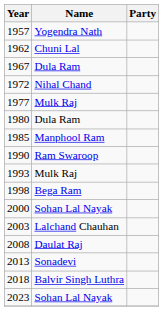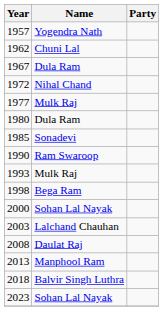(69, 137) Manphool Ram -> (55, 137) Sonadevi
(55, 262) Sonadevi -> (69, 262) Manphool Ram
